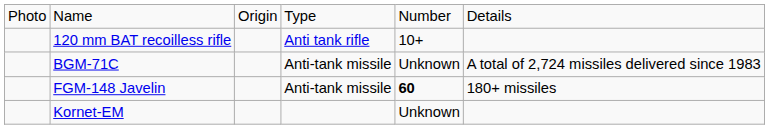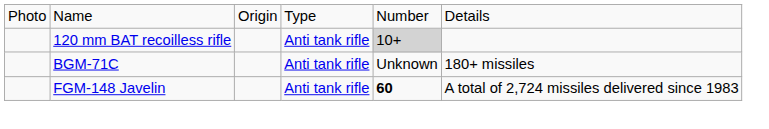(411, 39) no background -> (389, 39) lightgrey background
(338, 63) Anti-tank missile -> (327, 63) Anti tank rifle
(614, 63) A total of 2,724 missiles delivered since 1983 -> (489, 63) 180+ missiles
(338, 87) Anti-tank missile -> (327, 87) Anti tank rifle
(512, 87) 180+ missiles -> (592, 87) A total of 2,724 missiles delivered since 1983
- row: (88, 111)
